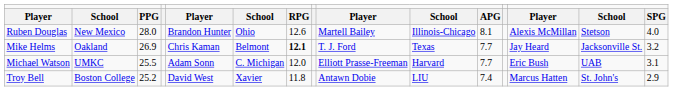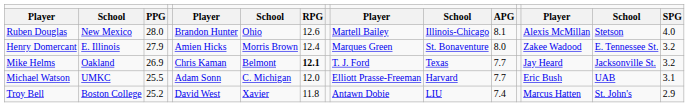+ row: (42, 47)
